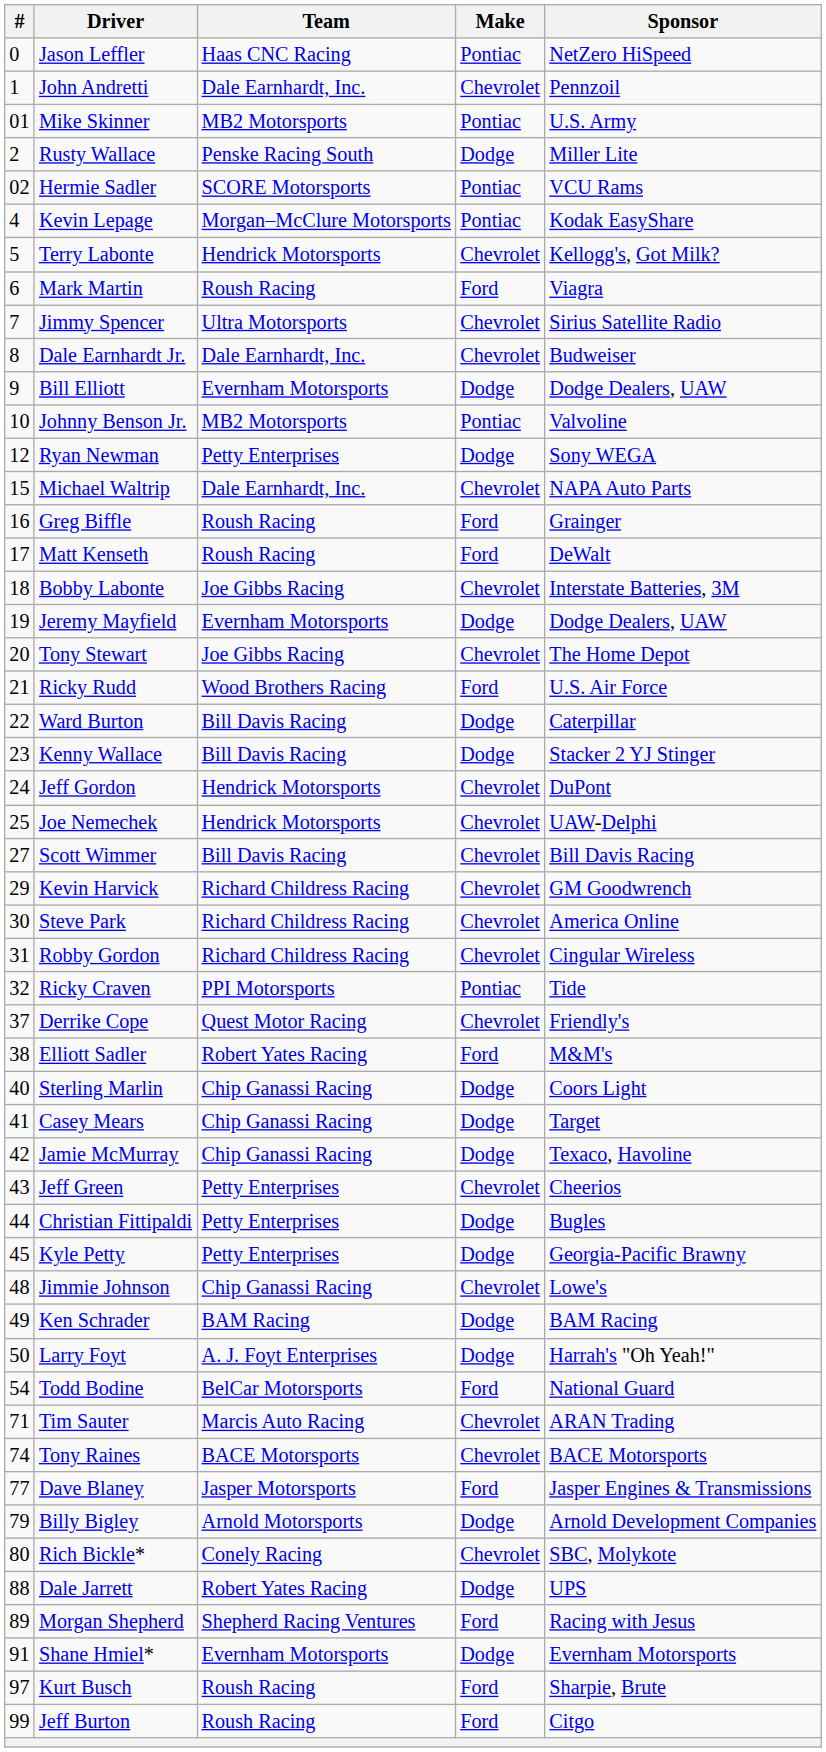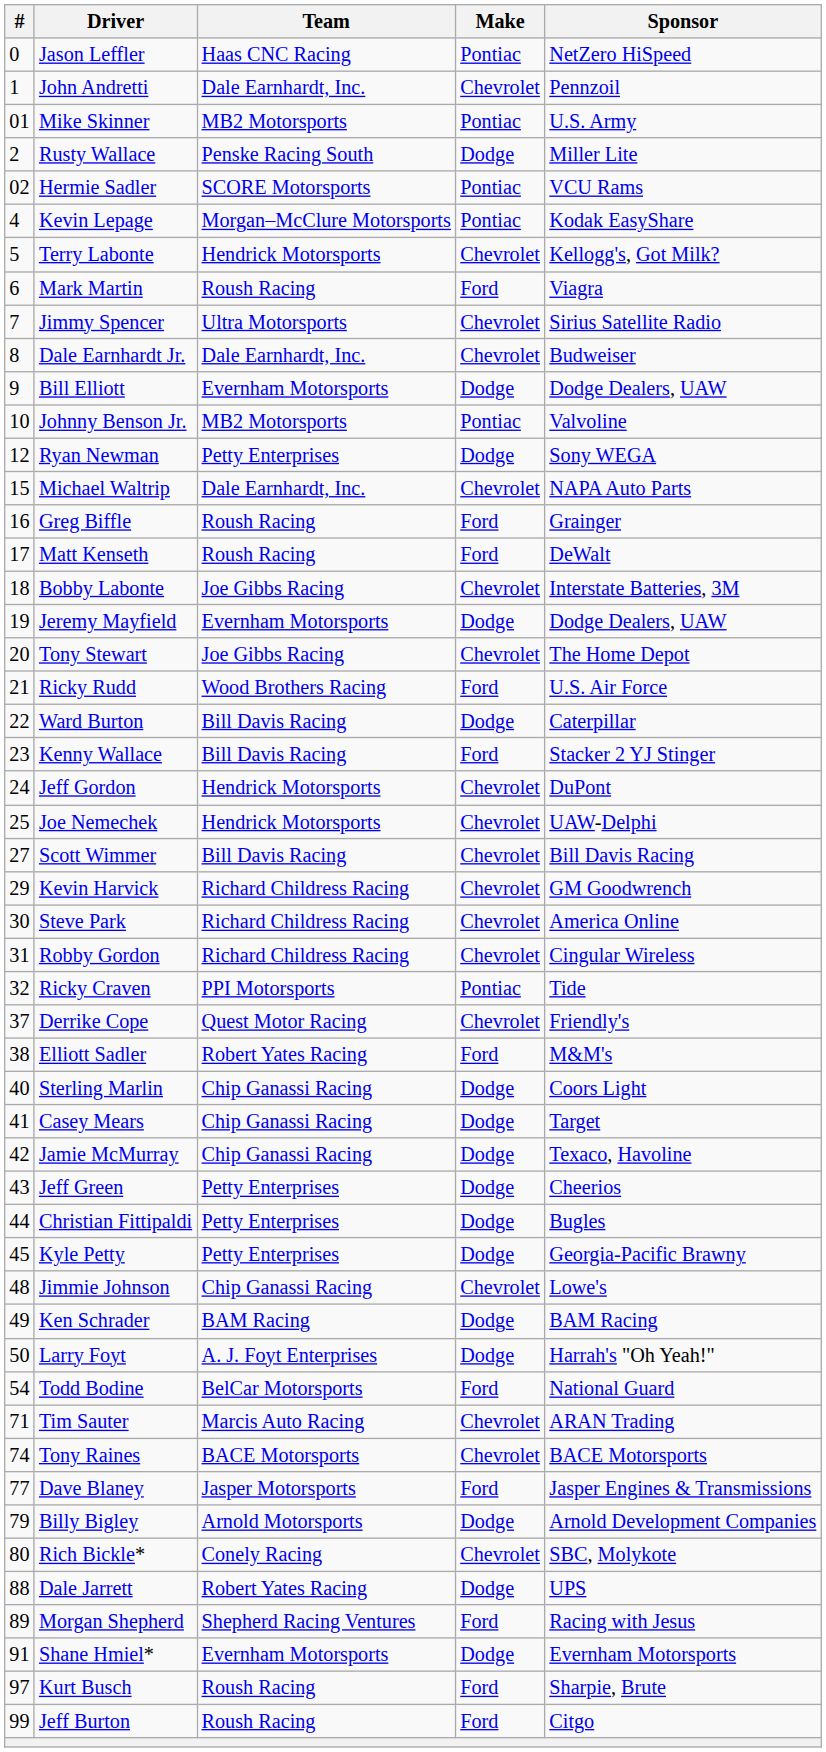(487, 754) Dodge -> (479, 754) Ford
(500, 1188) Chevrolet -> (487, 1188) Dodge
